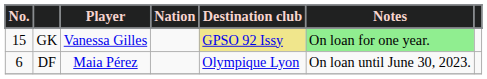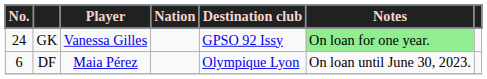(19, 40) 15 -> (19, 40) 24
(243, 40) khaki background -> (243, 40) no background
